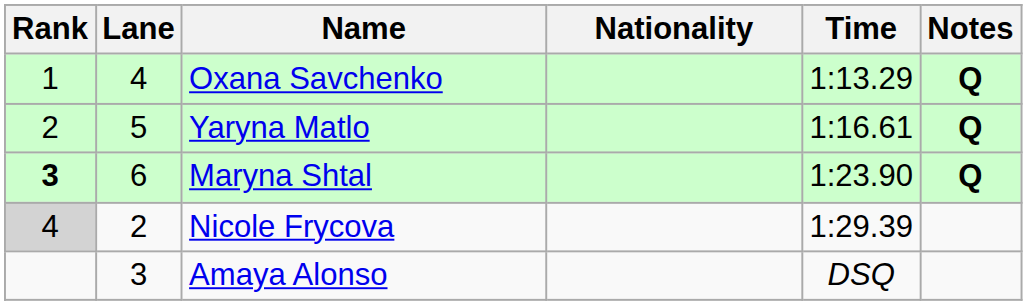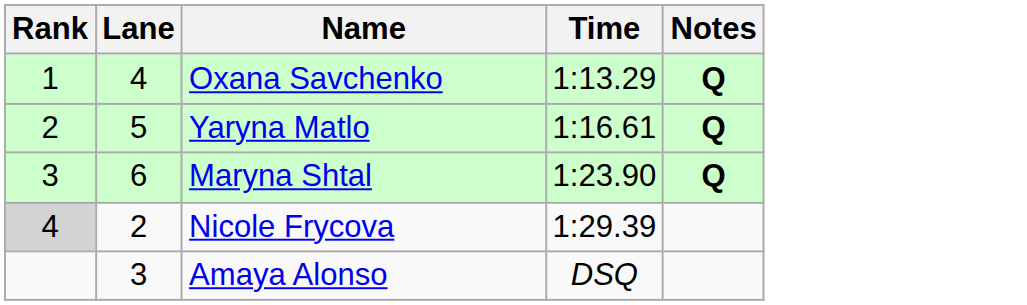- column: (674, 29)
(50, 176) bold -> (50, 176) normal
